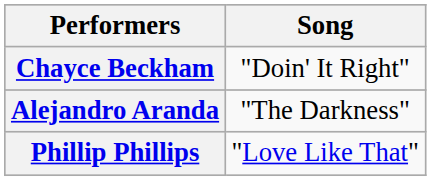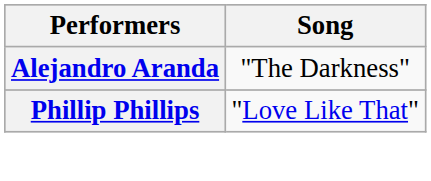- row: (115, 68)
